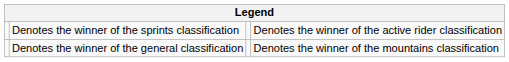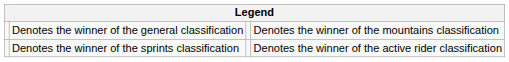rows swapped: (128, 48) <-> (126, 30)
